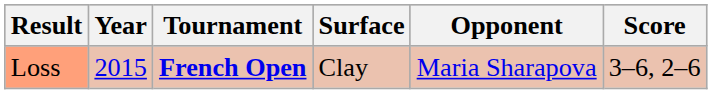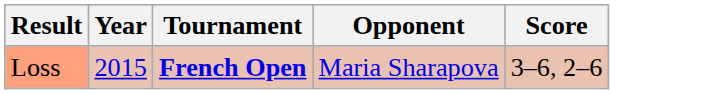- column: (362, 25)
